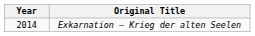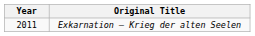(27, 25) 2014 -> (27, 25) 2011
